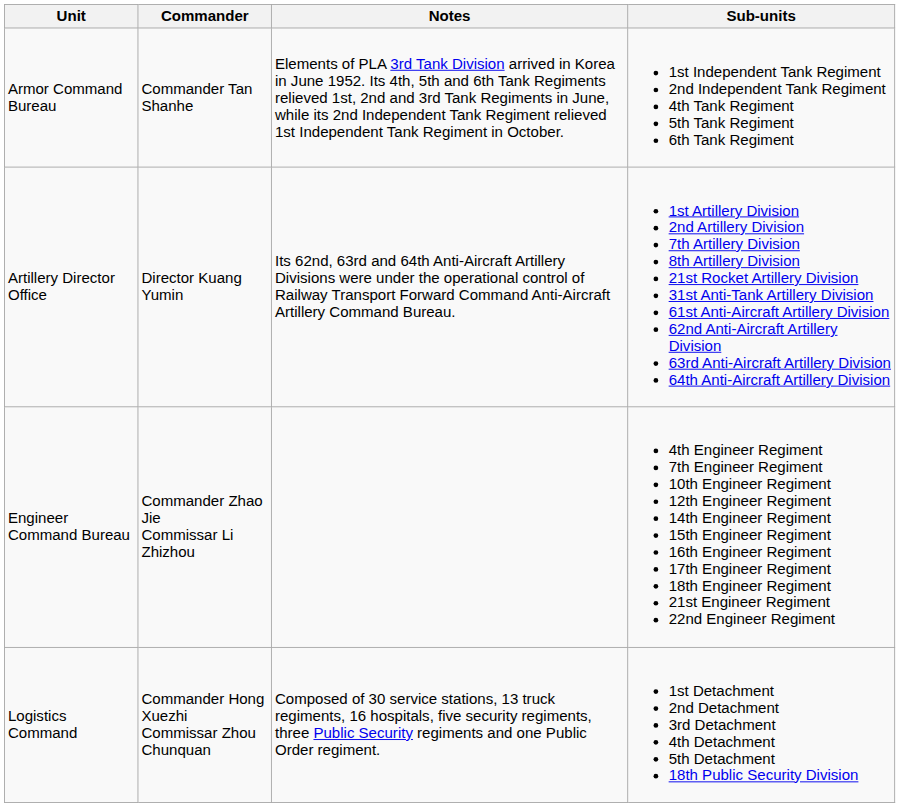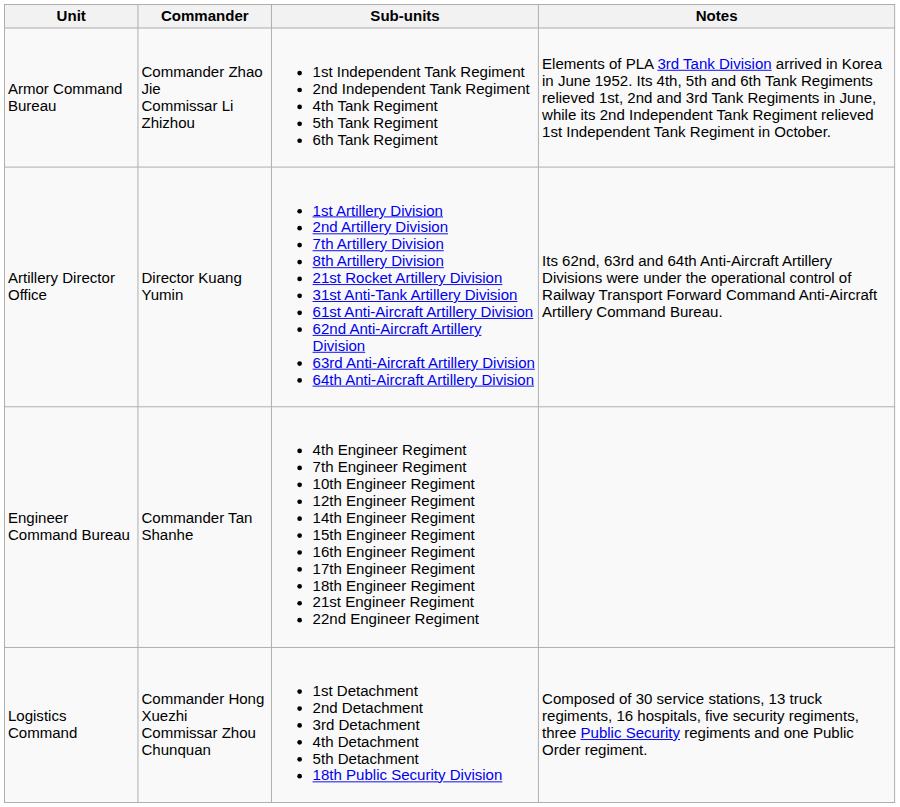columns swapped: (761, 16) <-> (450, 16)
(197, 97) Commander Tan Shanhe -> (202, 97) Commander Zhao Jie Commissar Li Zhizhou
(202, 526) Commander Zhao Jie Commissar Li Zhizhou -> (197, 526) Commander Tan Shanhe
